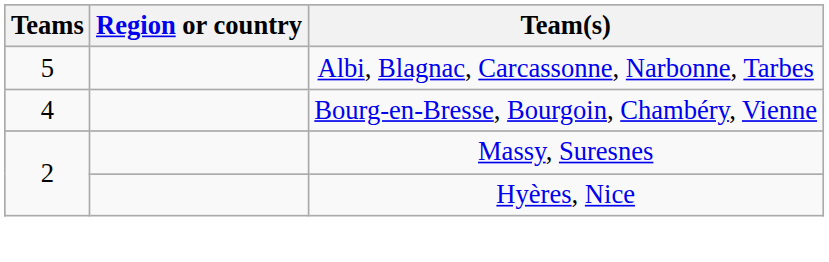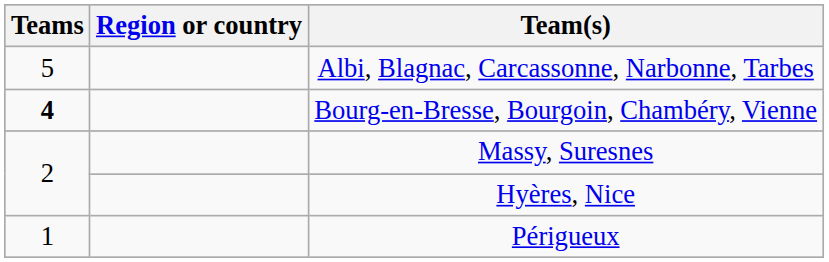(47, 109) normal -> (47, 109) bold
+ row: (566, 236)
